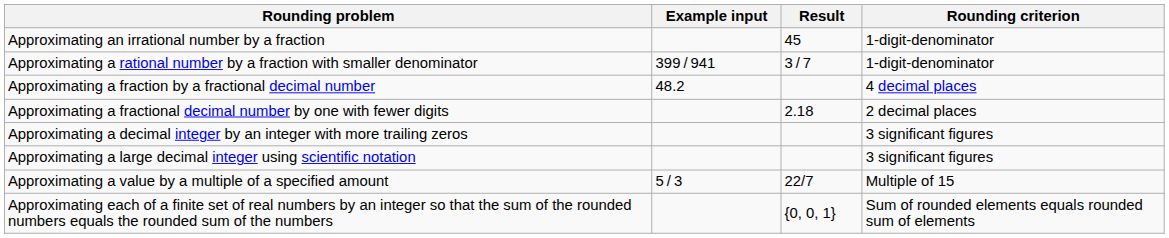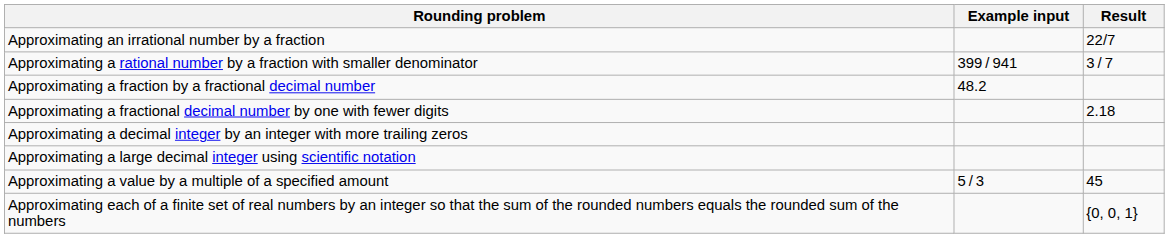- column: (1013, 16)
(793, 39) 45 -> (1101, 39) 22/7
(799, 181) 22/7 -> (1095, 181) 45
